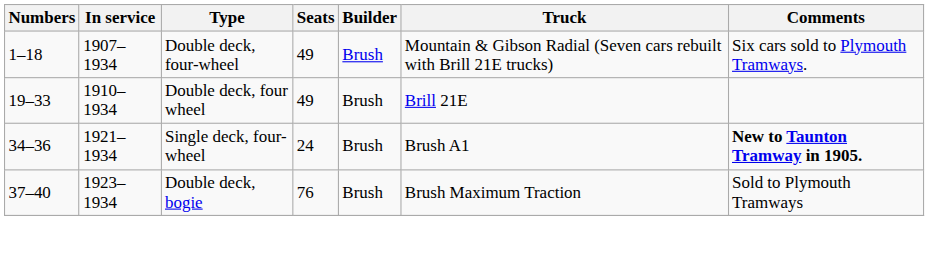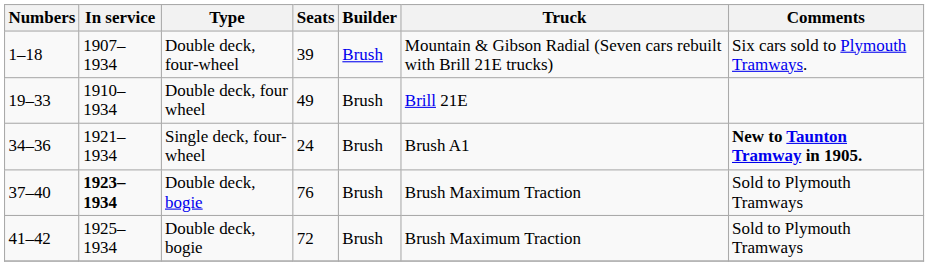(305, 54) 49 -> (305, 54) 39
(104, 192) normal -> (104, 192) bold
+ row: (30, 238)
